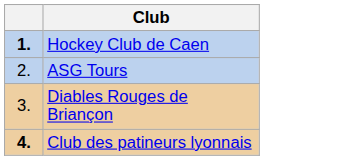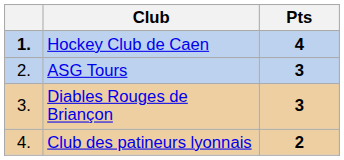+ column: (299, 17)
(24, 141) bold -> (24, 141) normal
